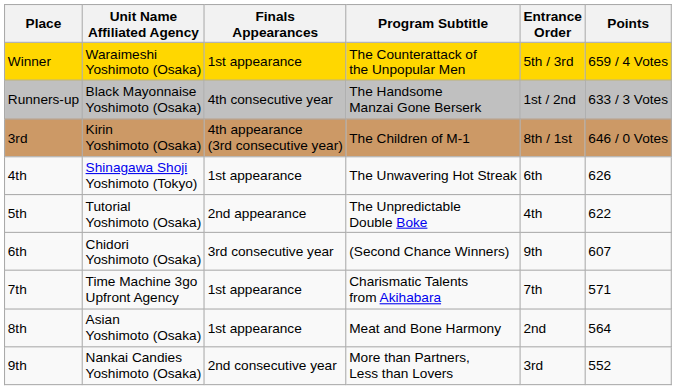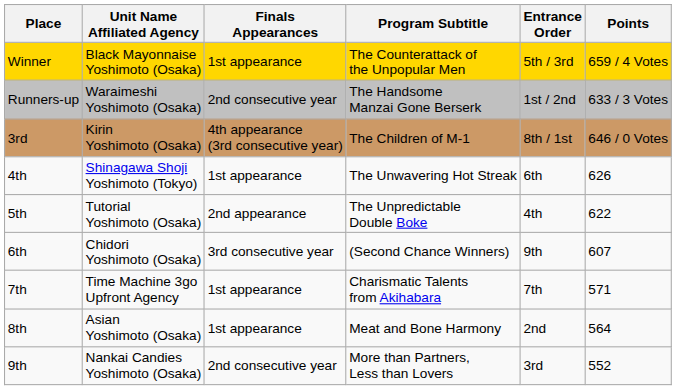(143, 62) Waraimeshi Yoshimoto (Osaka) -> (143, 62) Black Mayonnaise Yoshimoto (Osaka)
(143, 100) Black Mayonnaise Yoshimoto (Osaka) -> (143, 100) Waraimeshi Yoshimoto (Osaka)
(270, 100) 4th consecutive year -> (272, 100) 2nd consecutive year
